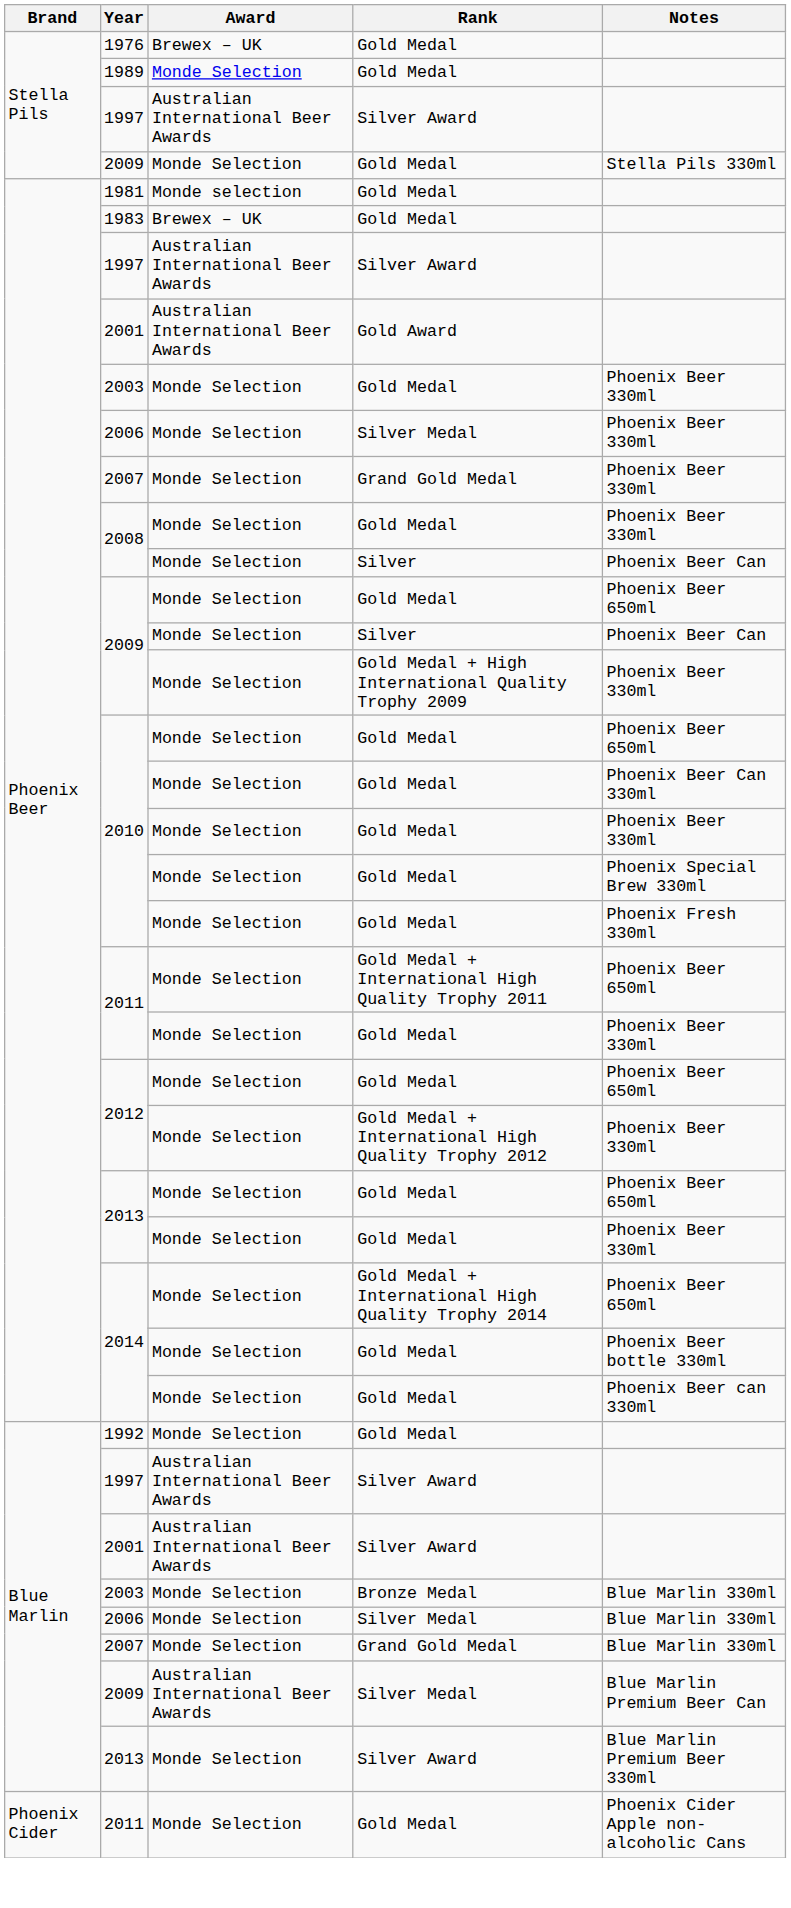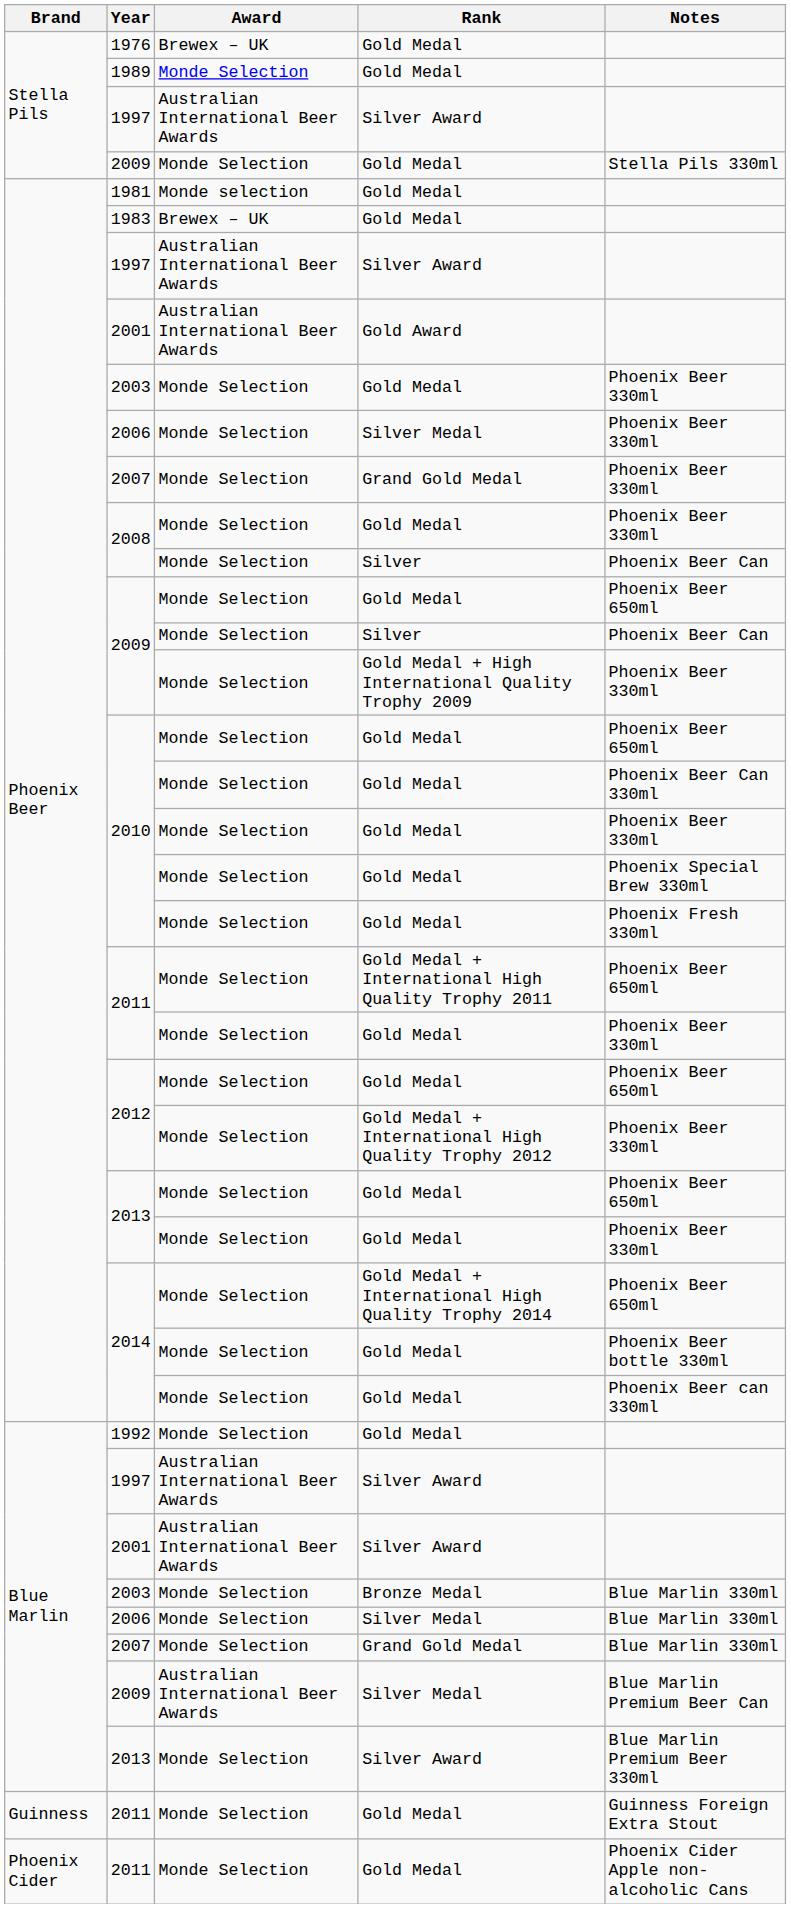+ row: (49, 1815)
